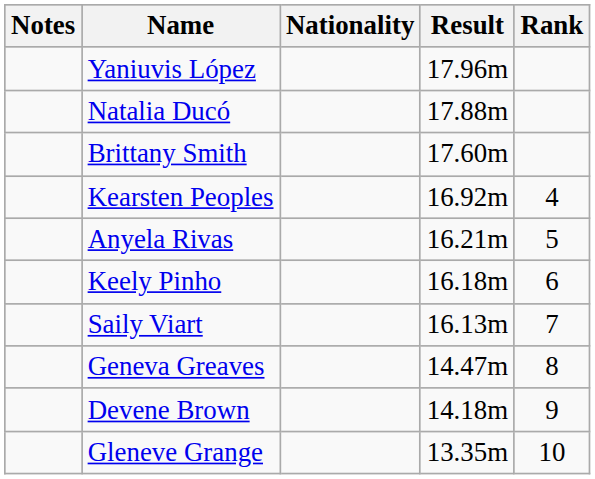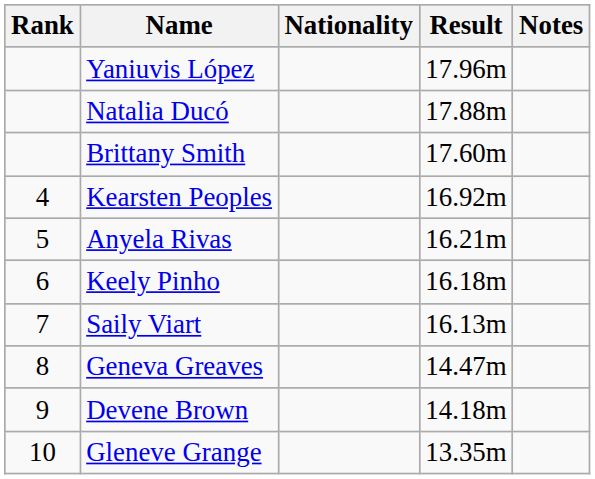columns swapped: (552, 25) <-> (43, 25)
